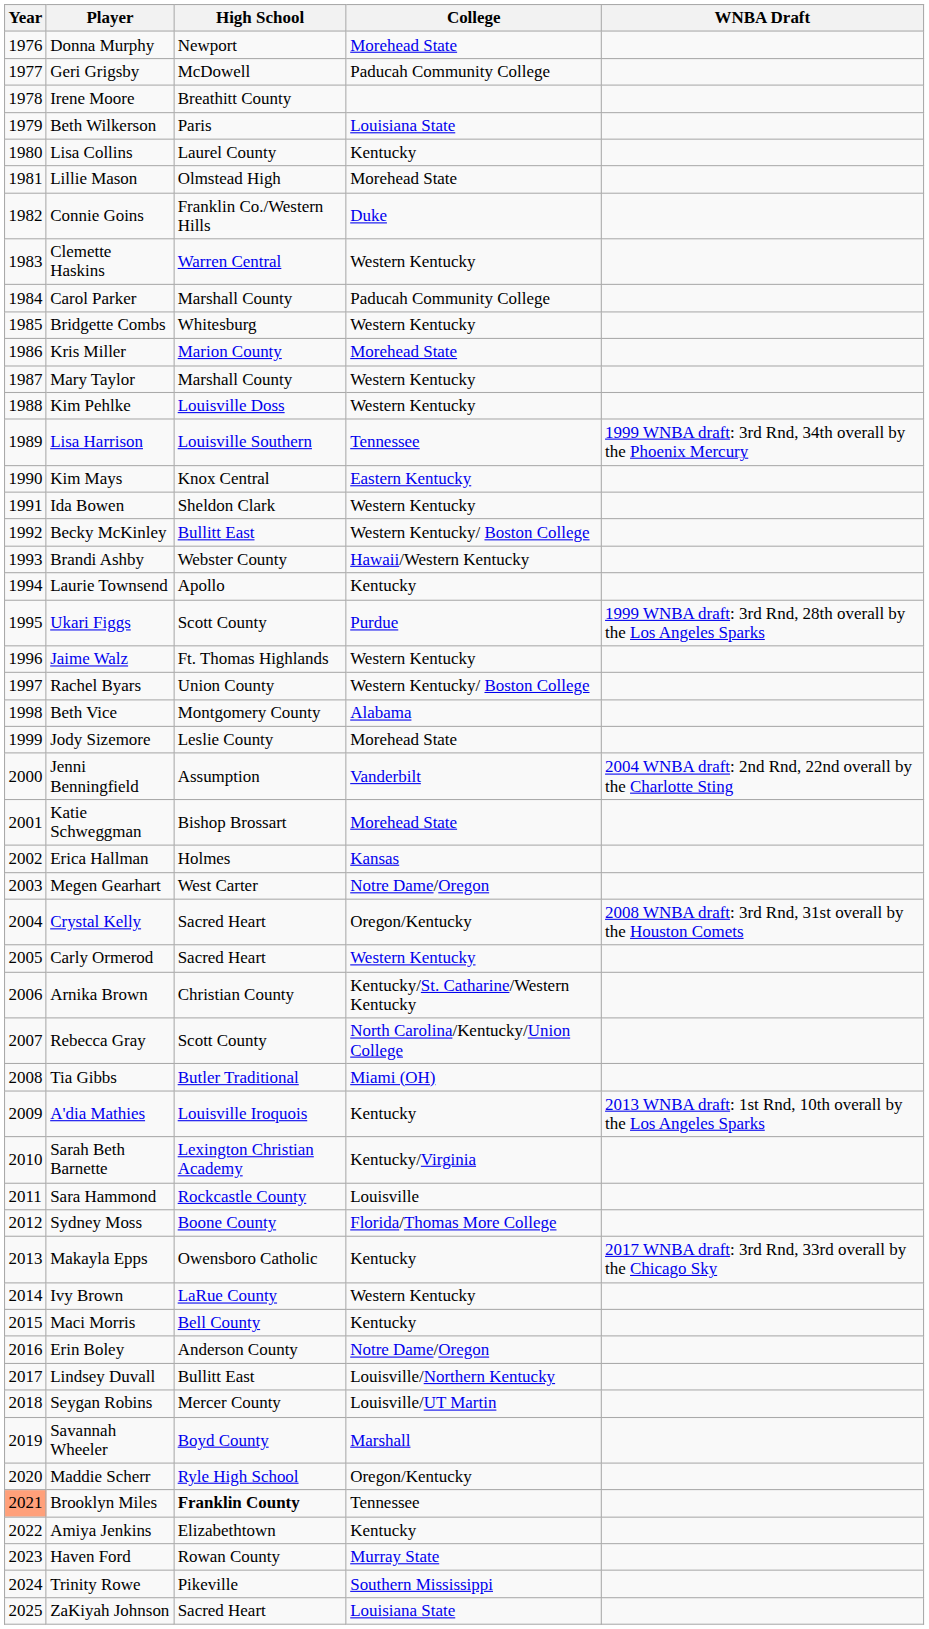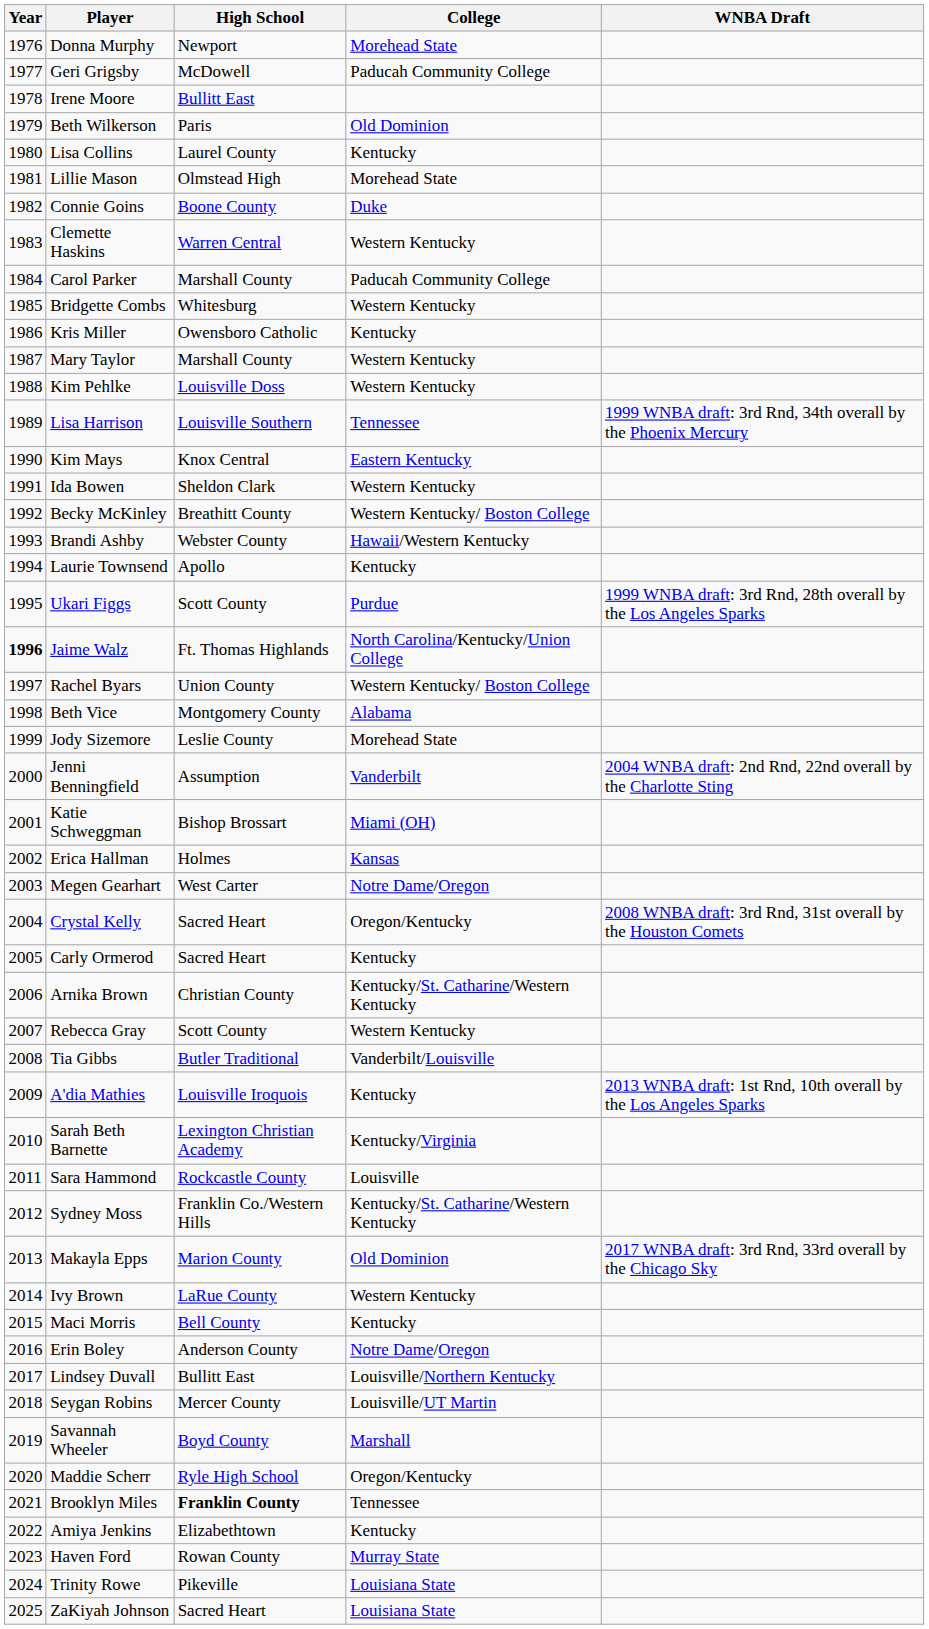(234, 98) Breathitt County -> (216, 98) Bullitt East
(403, 125) Louisiana State -> (399, 125) Old Dominion
(250, 215) Franklin Co./Western Hills -> (227, 206) Boone County
(230, 351) Marion County -> (248, 332) Owensboro Catholic
(404, 351) Morehead State -> (383, 332) Kentucky
(216, 532) Bullitt East -> (234, 513) Breathitt County
(25, 659) normal -> (25, 649) bold
(413, 659) Western Kentucky -> (460, 649) North Carolina/Kentucky/Union College
(404, 822) Morehead State -> (393, 822) Miami (OH)
(413, 958) Western Kentucky -> (383, 958) Kentucky
(460, 1040) North Carolina/Kentucky/Union College -> (413, 1031) Western Kentucky
(393, 1077) Miami (OH) -> (422, 1058) Vanderbilt/Louisville
(227, 1223) Boone County -> (250, 1213) Franklin Co./Western Hills
(453, 1223) Florida/Thomas More College -> (460, 1213) Kentucky/St. Catharine/Western Kentucky
(248, 1259) Owensboro Catholic -> (230, 1259) Marion County
(383, 1259) Kentucky -> (399, 1259) Old Dominion
(25, 1503) lightsalmon background -> (25, 1503) no background
(422, 1583) Southern Mississippi -> (403, 1583) Louisiana State
